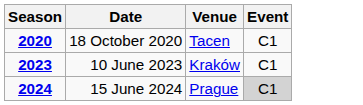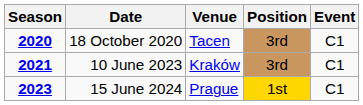+ column: (277, 17)
(35, 65) 2023 -> (35, 65) 2021
(35, 89) 2024 -> (35, 89) 2023
(268, 89) lightgrey background -> (335, 89) no background
